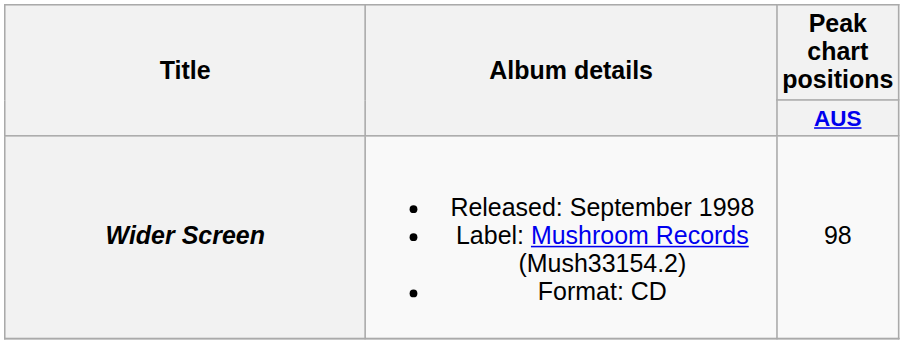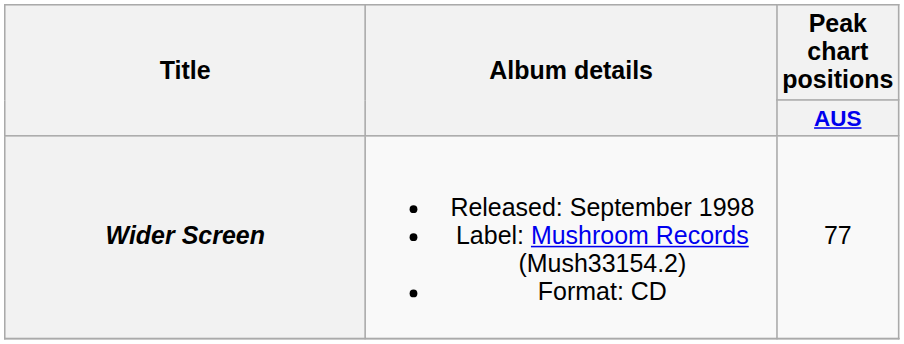(838, 236) 98 -> (838, 236) 77
